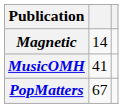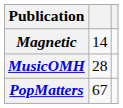(100, 66) 41 -> (100, 66) 28
